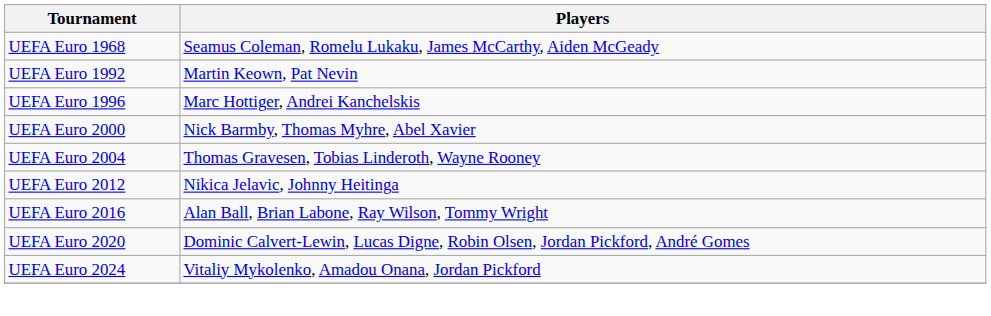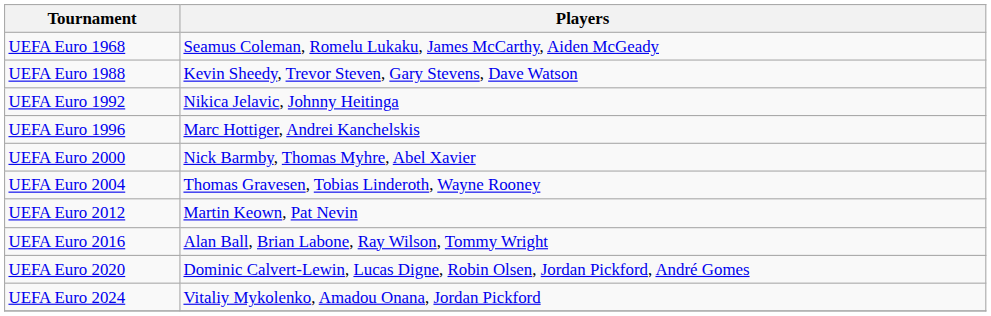+ row: (67, 74)
(271, 74) Martin Keown, Pat Nevin -> (291, 102) Nikica Jelavic, Johnny Heitinga
(291, 185) Nikica Jelavic, Johnny Heitinga -> (271, 213) Martin Keown, Pat Nevin
